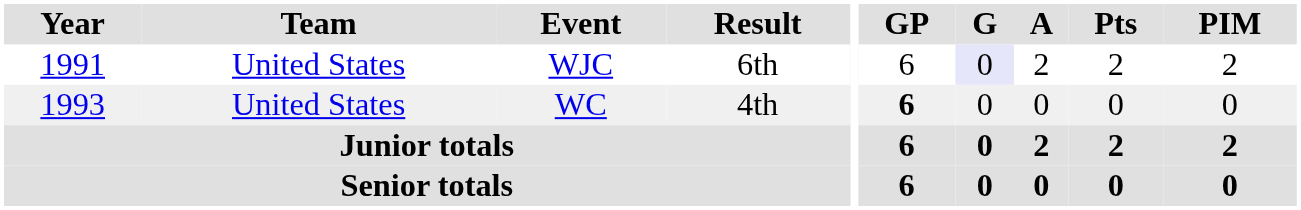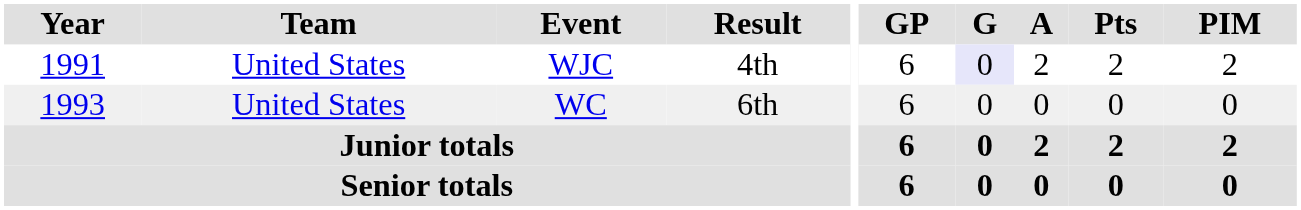(758, 64) 6th -> (758, 64) 4th
(758, 104) 4th -> (758, 104) 6th
(907, 104) bold -> (907, 104) normal
